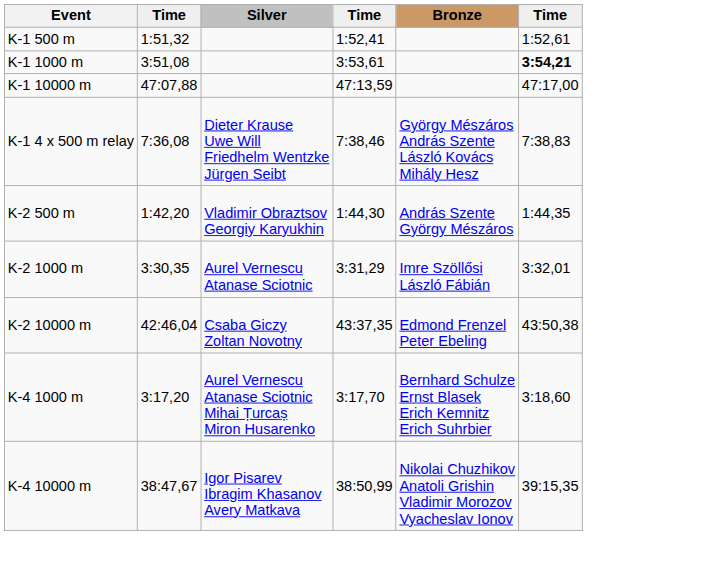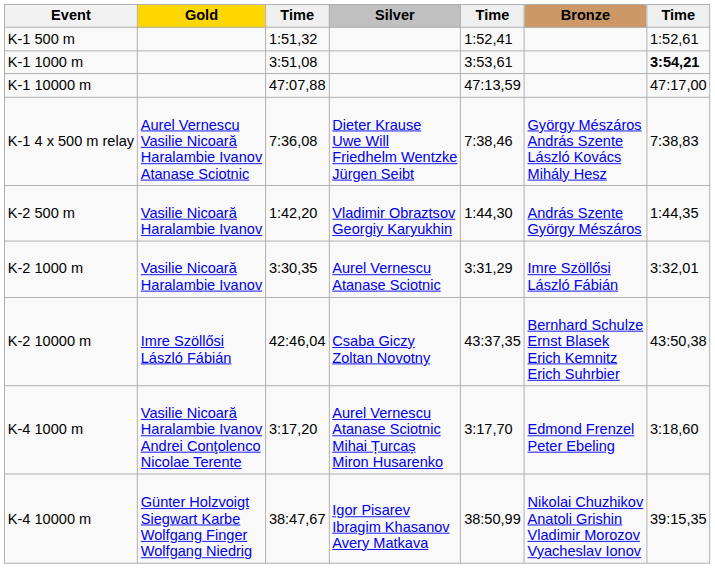+ column: (201, 16)
(453, 333) Edmond Frenzel Peter Ebeling -> (585, 349) Bernhard Schulze Ernst Blasek Erich Kemnitz Erich Suhrbier
(457, 405) Bernhard Schulze Ernst Blasek Erich Kemnitz Erich Suhrbier -> (581, 438) Edmond Frenzel Peter Ebeling
